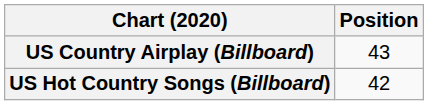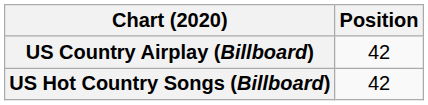(379, 52) 43 -> (379, 52) 42
